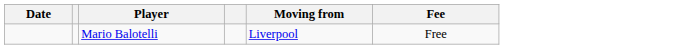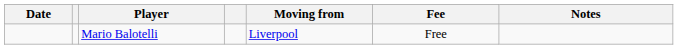+ column: (586, 14)
